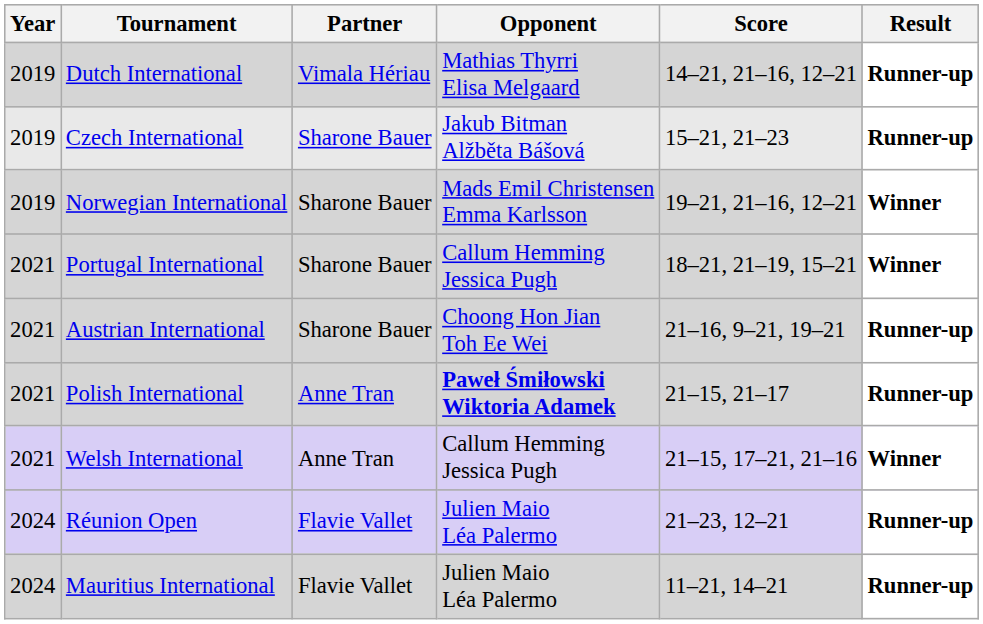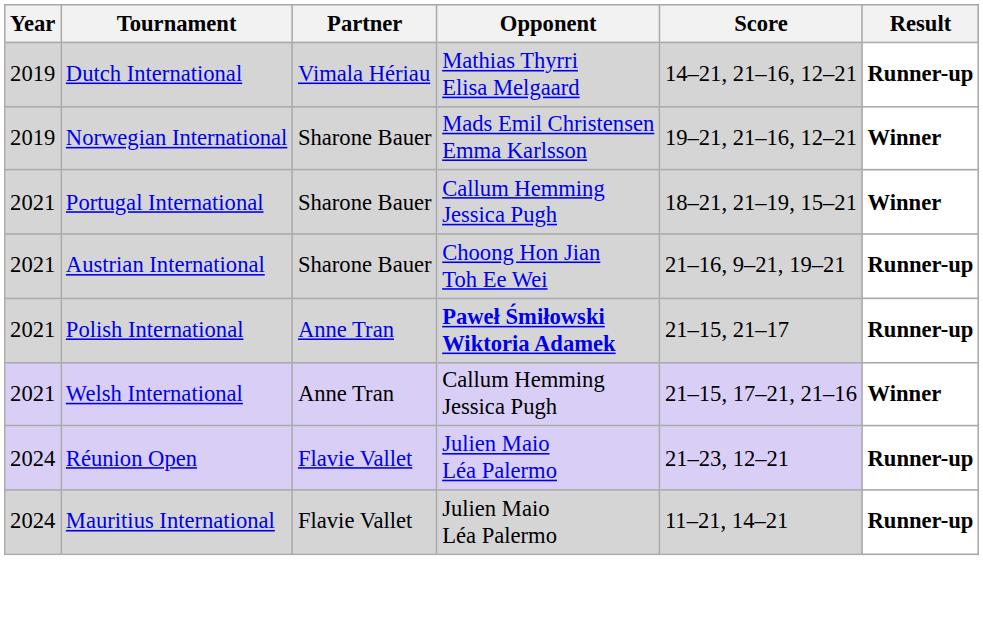- row: (155, 138)
